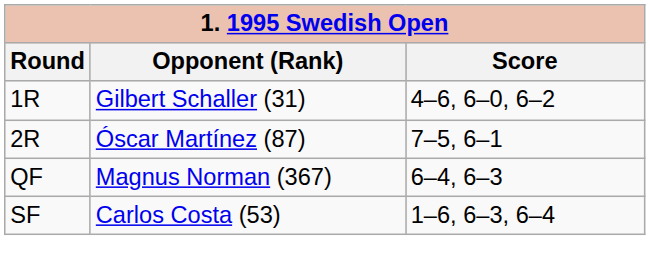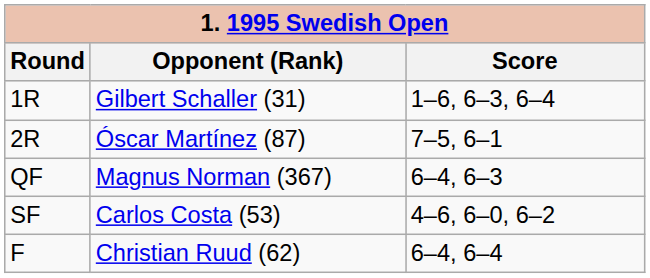(483, 99) 4–6, 6–0, 6–2 -> (483, 99) 1–6, 6–3, 6–4
(483, 214) 1–6, 6–3, 6–4 -> (483, 214) 4–6, 6–0, 6–2
+ row: (198, 252)
